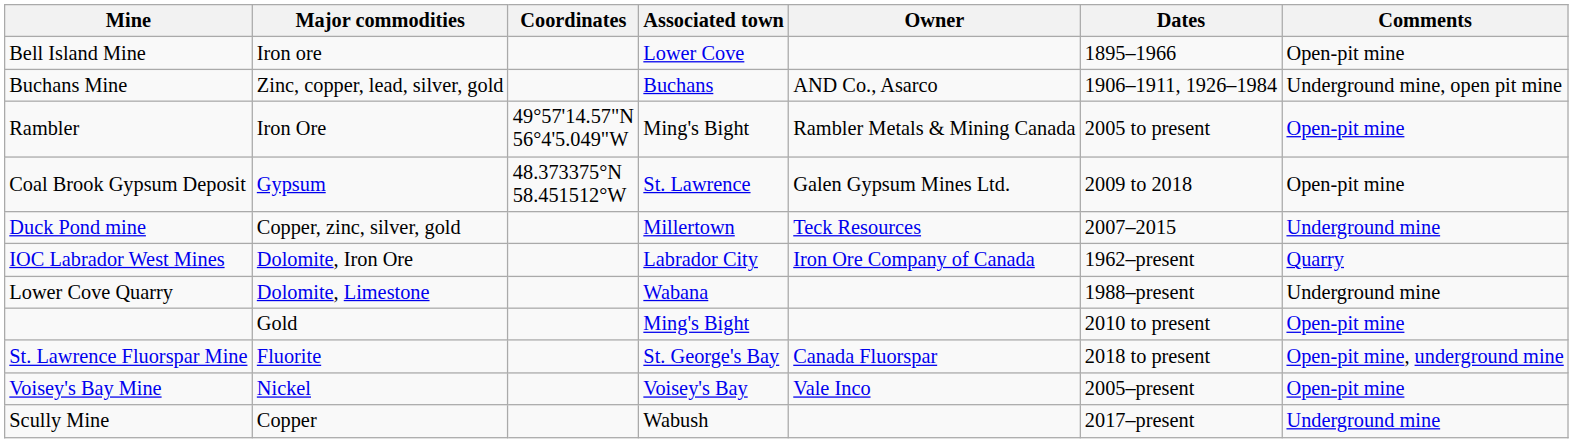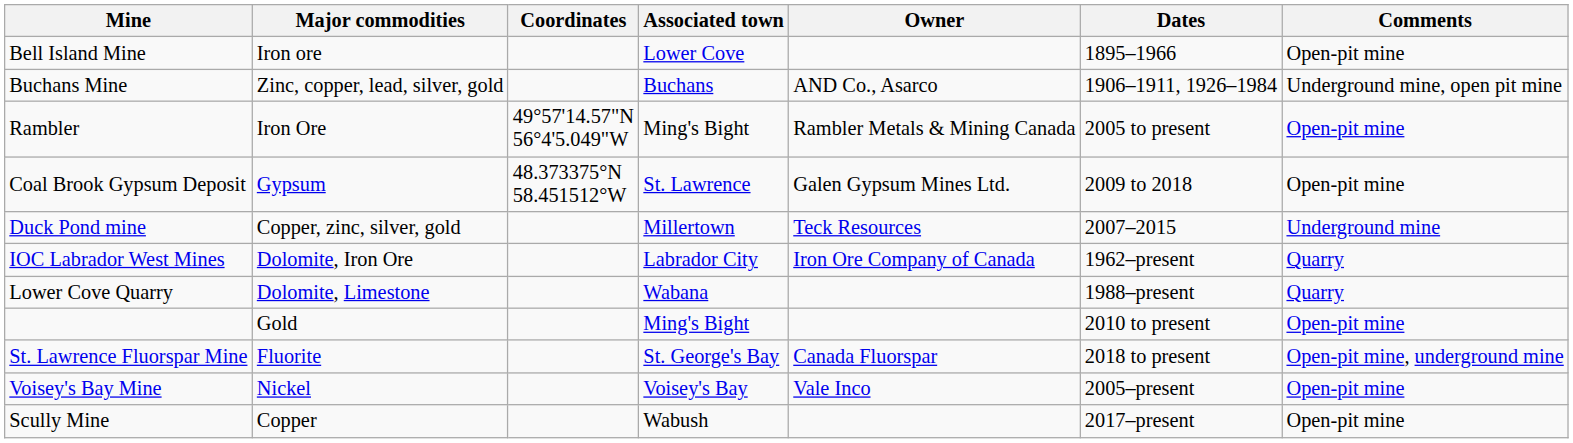(1363, 291) Underground mine -> (1315, 291) Quarry
(1363, 420) Underground mine -> (1345, 420) Open-pit mine
